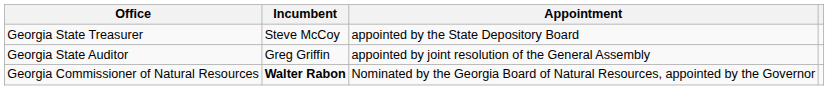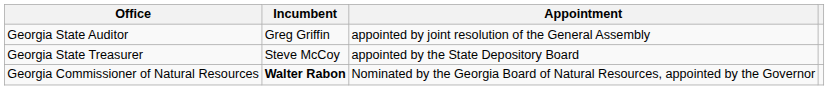rows swapped: (68, 54) <-> (75, 34)
